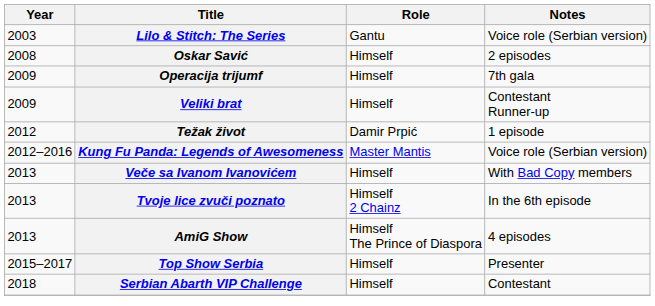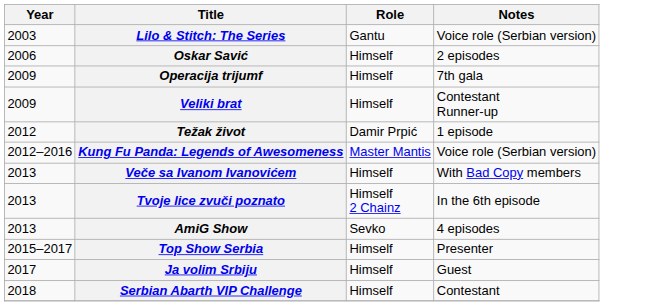(22, 55) 2008 -> (22, 55) 2006
(416, 236) Himself The Prince of Diaspora -> (367, 228) Sevko
+ row: (211, 270)
